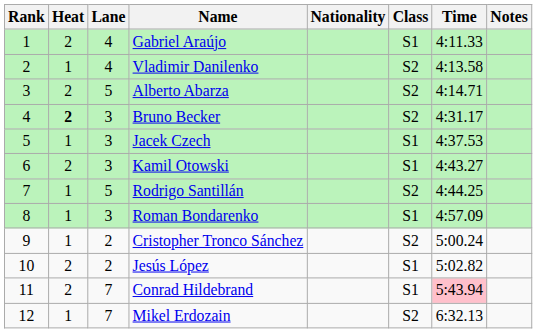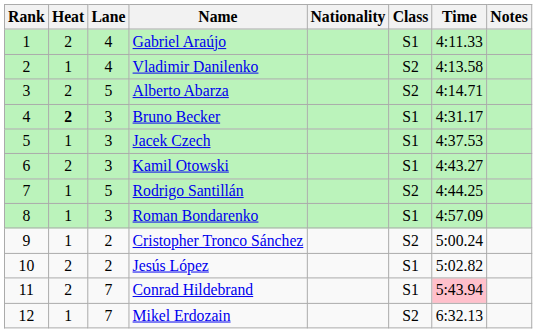(411, 116) S2 -> (411, 116) S1
